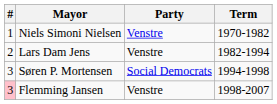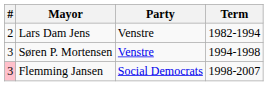- row: (70, 33)
(169, 71) Social Democrats -> (136, 52) Venstre
(145, 90) Venstre -> (160, 71) Social Democrats
